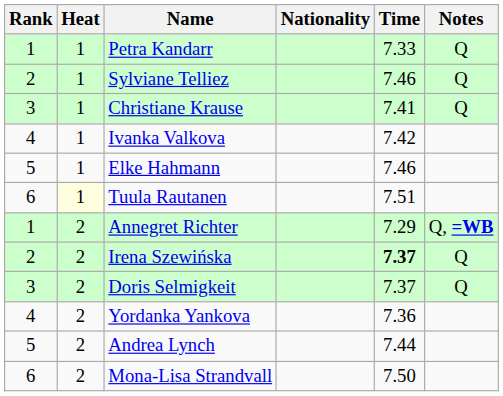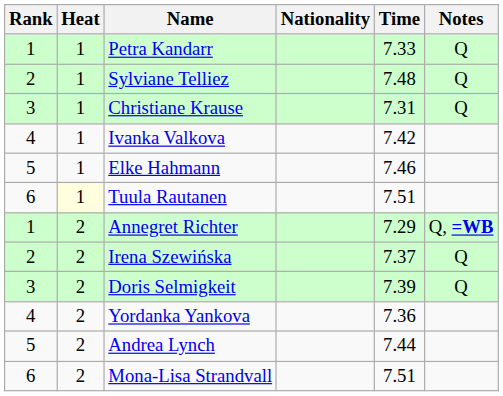(399, 78) 7.46 -> (399, 78) 7.48
(399, 108) 7.41 -> (399, 108) 7.31
(399, 256) bold -> (399, 256) normal
(399, 286) 7.37 -> (399, 286) 7.39
(399, 375) 7.50 -> (399, 375) 7.51
